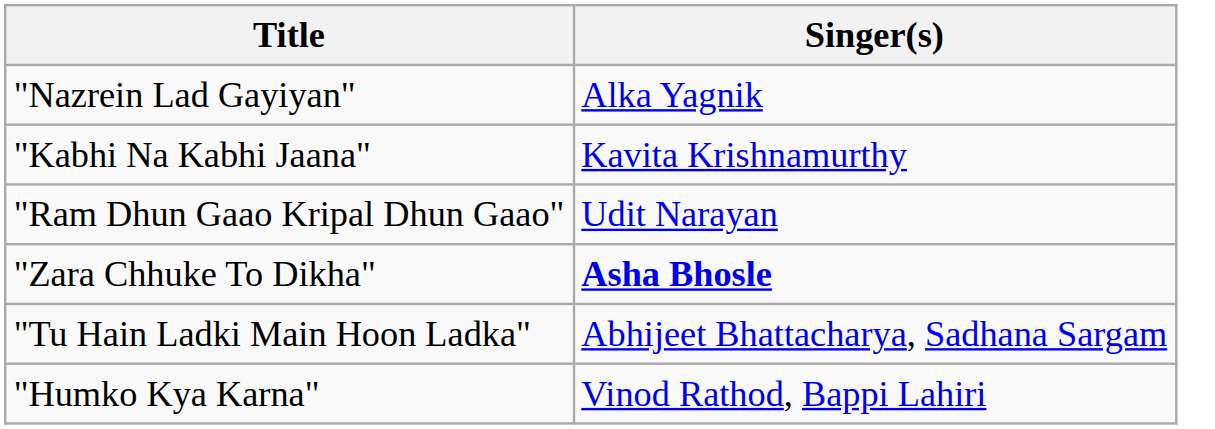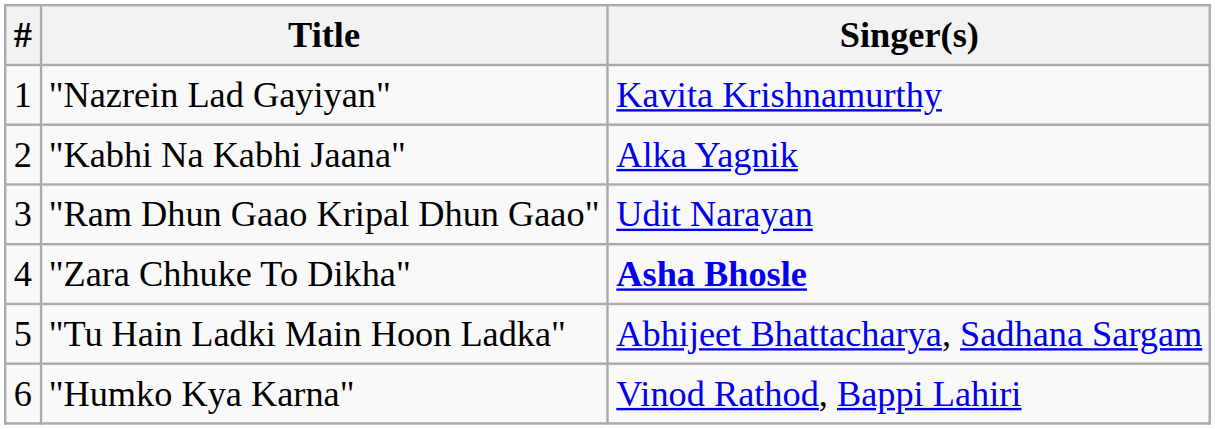+ column: (23, 34)
(672, 94) Alka Yagnik -> (779, 94) Kavita Krishnamurthy
(744, 154) Kavita Krishnamurthy -> (707, 154) Alka Yagnik
